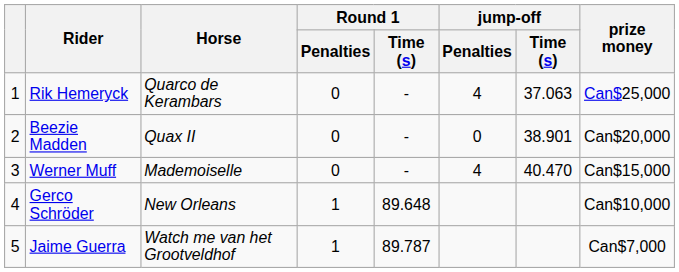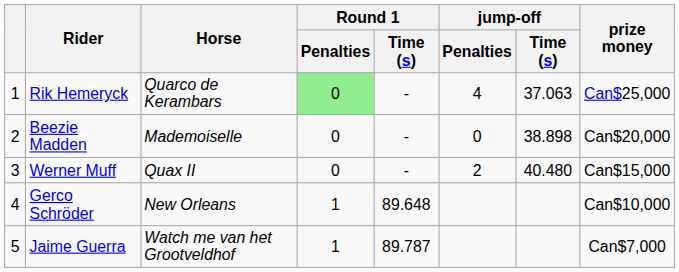(335, 94) no background -> (335, 94) lightgreen background
(170, 137) Quax II -> (193, 137) Mademoiselle
(548, 137) 38.901 -> (548, 137) 38.898
(193, 170) Mademoiselle -> (170, 170) Quax II
(477, 170) 4 -> (477, 170) 2
(548, 170) 40.470 -> (548, 170) 40.480
